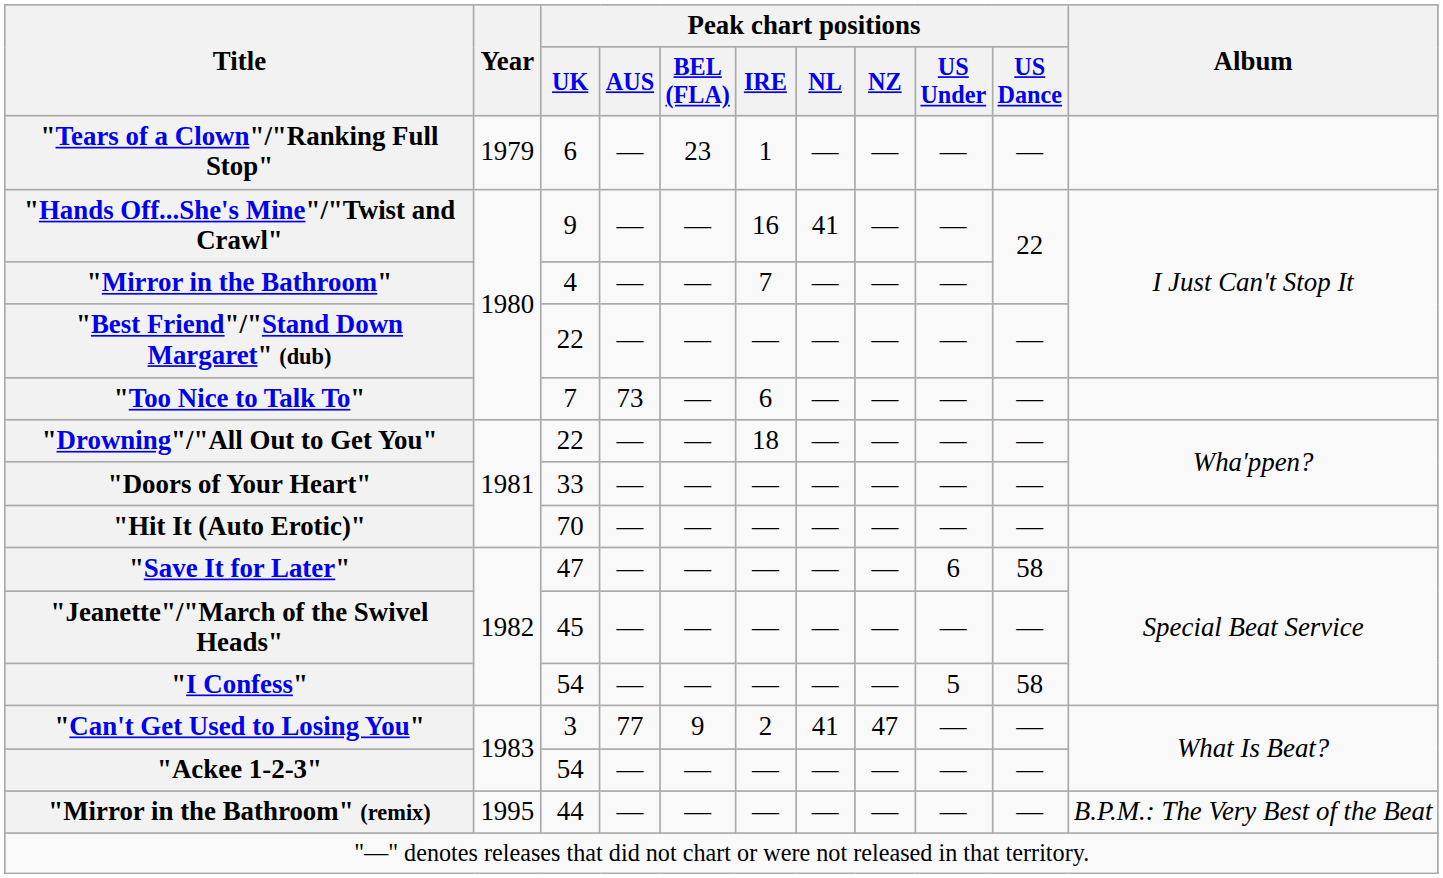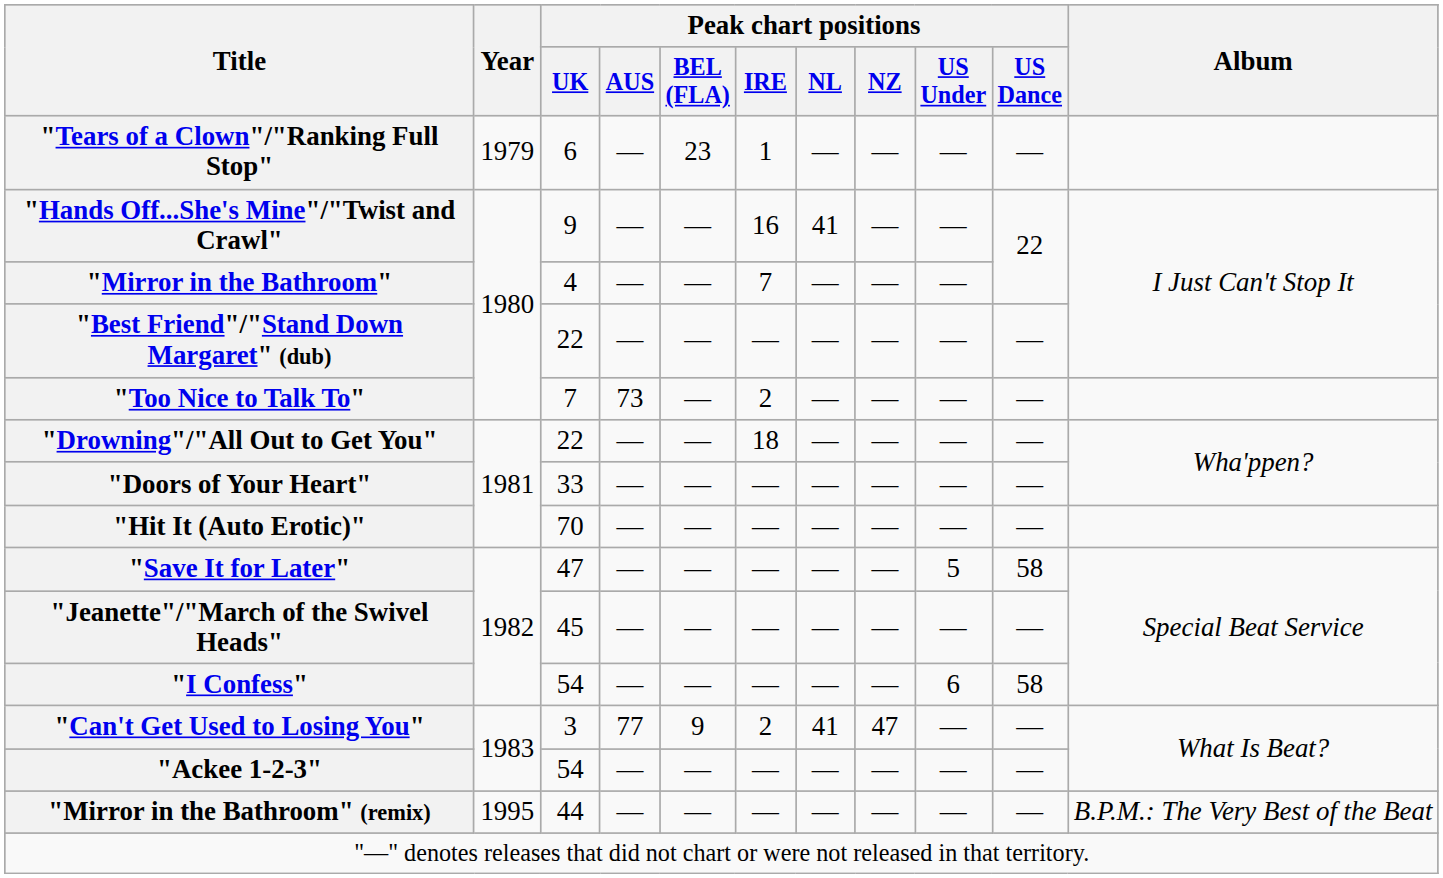(765, 398) 6 -> (765, 398) 2
(953, 568) 6 -> (953, 568) 5
(953, 684) 5 -> (953, 684) 6
